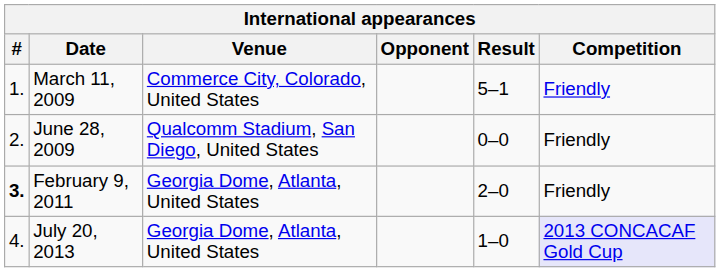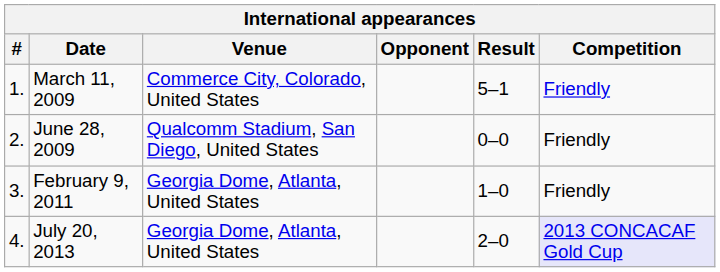(17, 190) bold -> (17, 190) normal
(493, 190) 2–0 -> (493, 190) 1–0
(493, 241) 1–0 -> (493, 241) 2–0
